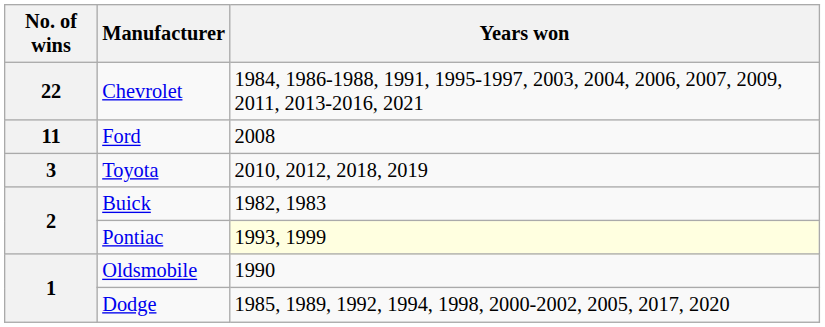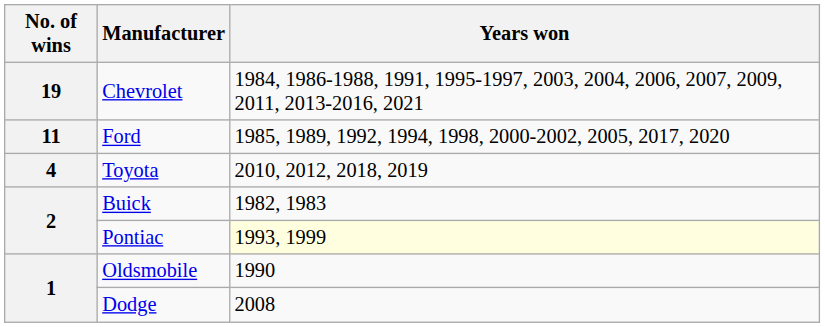(51, 91) 22 -> (51, 91) 19
(255, 136) 2008 -> (482, 136) 1985, 1989, 1992, 1994, 1998, 2000-2002, 2005, 2017, 2020
(51, 170) 3 -> (51, 170) 4
(482, 304) 1985, 1989, 1992, 1994, 1998, 2000-2002, 2005, 2017, 2020 -> (255, 304) 2008
